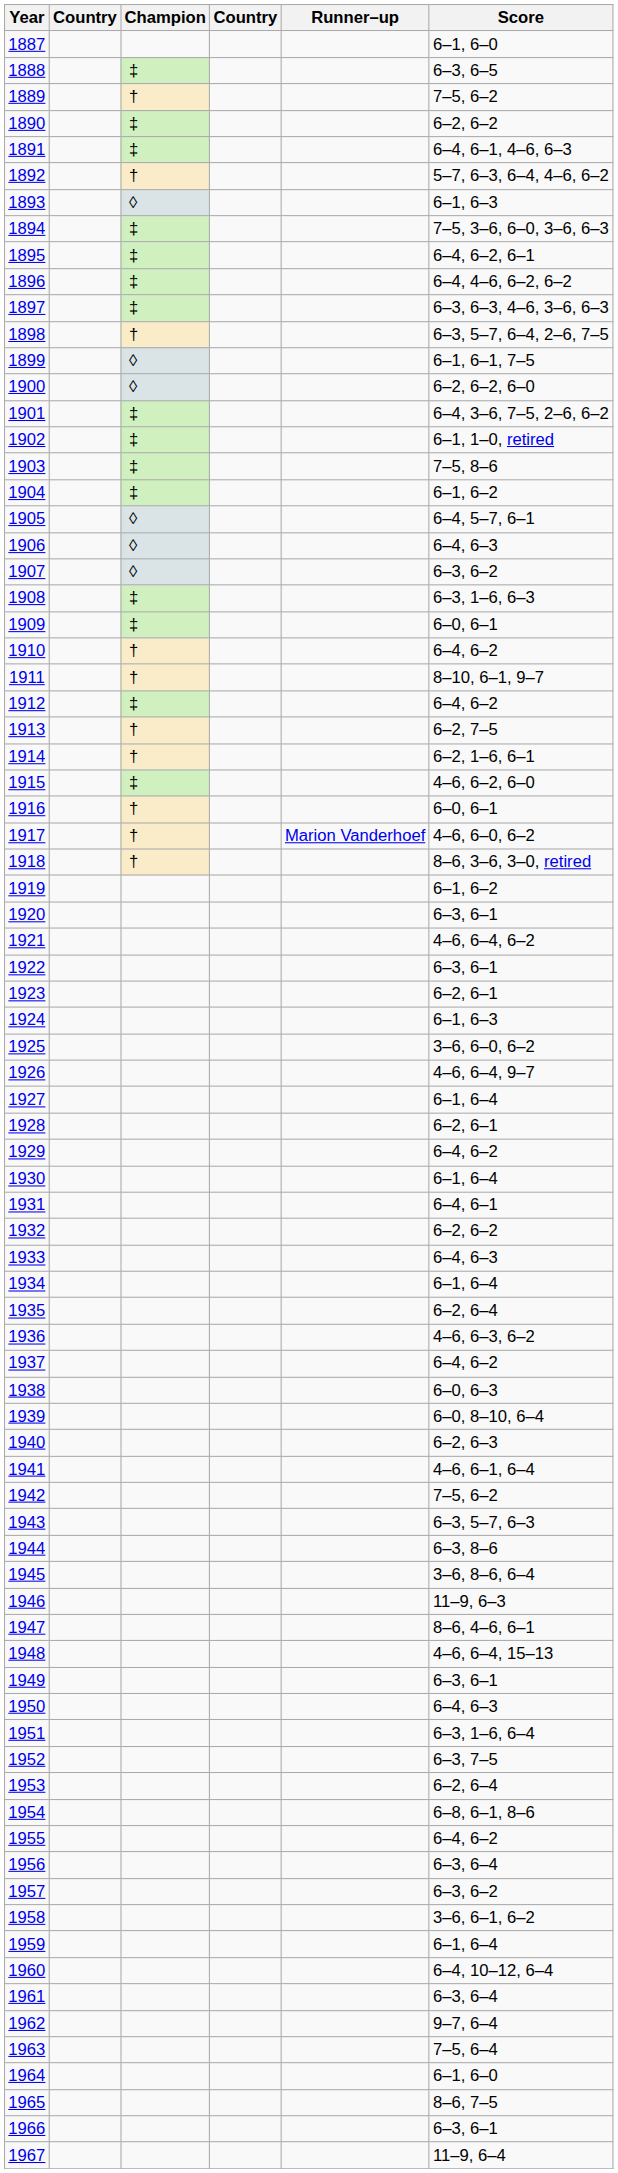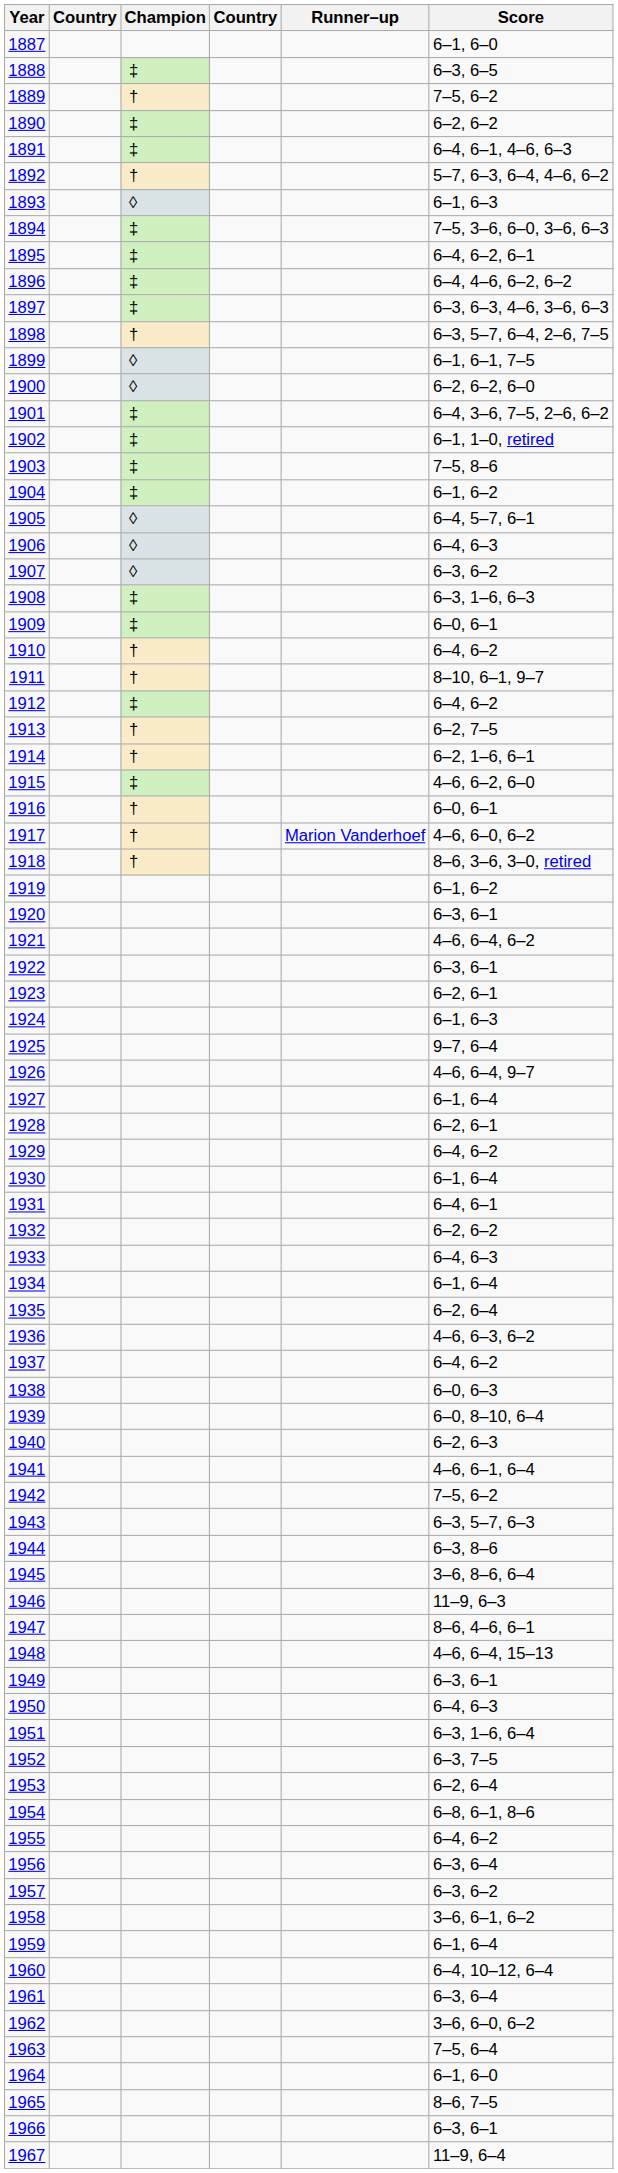(484, 1046) 3–6, 6–0, 6–2 -> (465, 1046) 9–7, 6–4
(465, 2023) 9–7, 6–4 -> (484, 2023) 3–6, 6–0, 6–2
